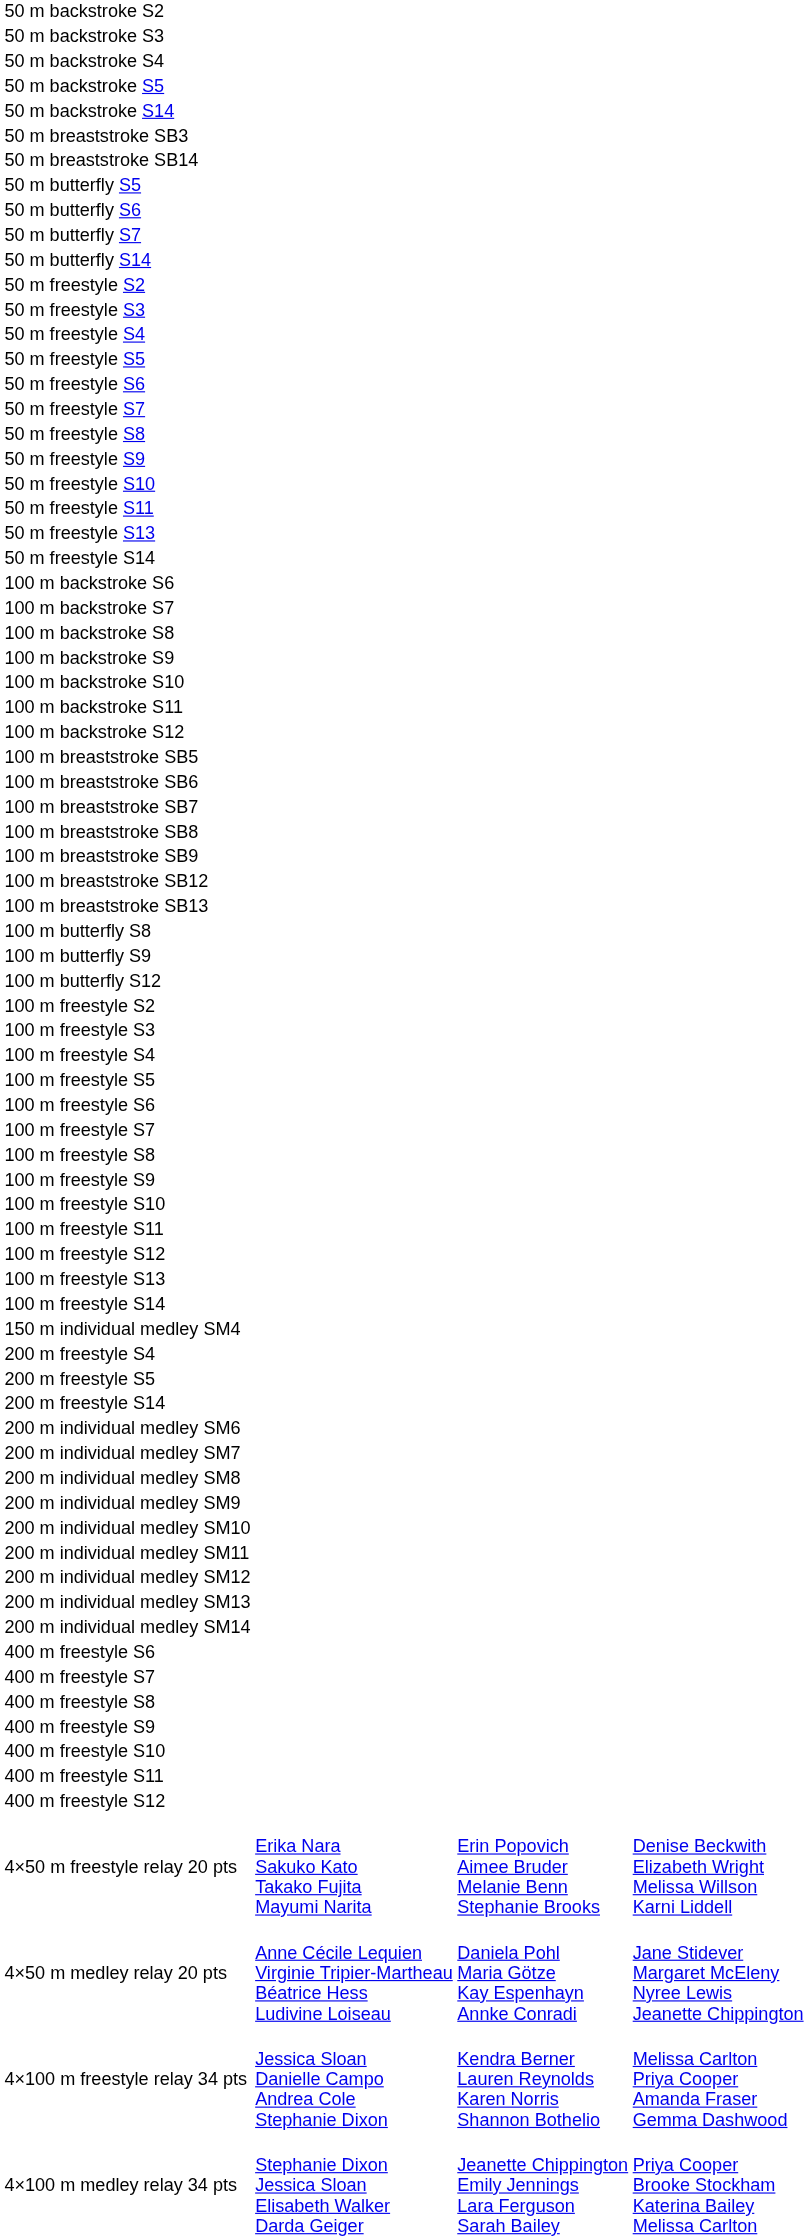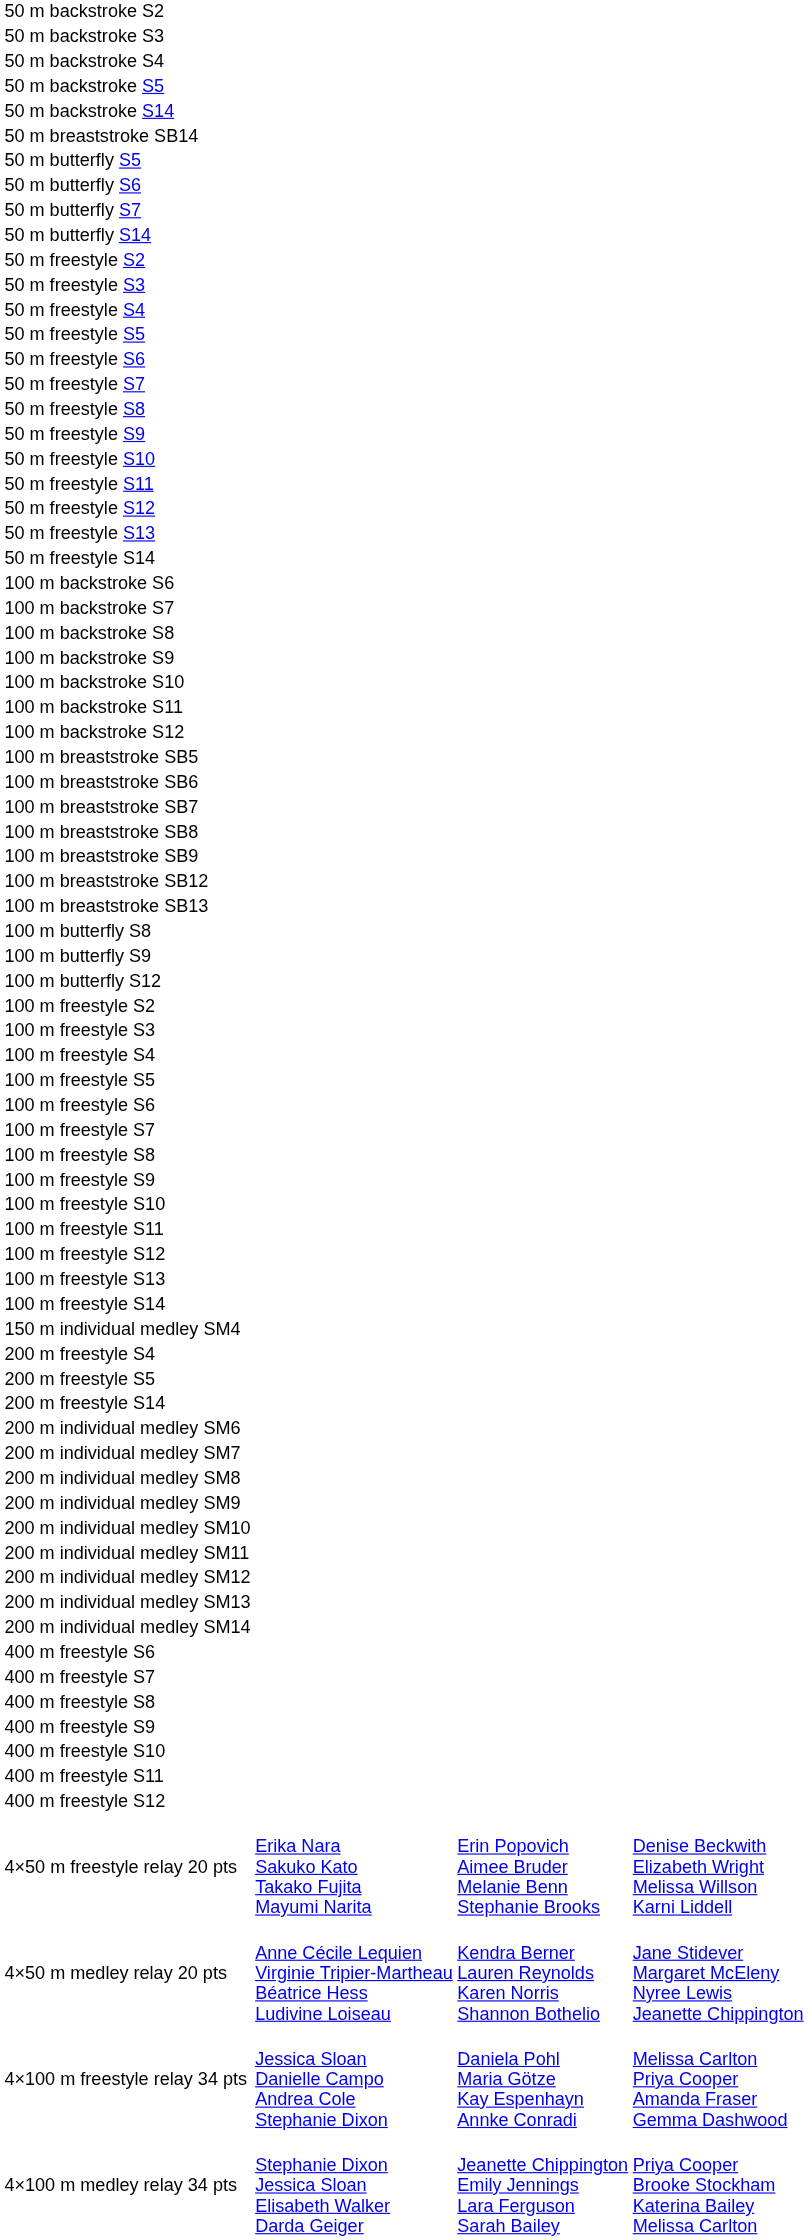- row: (96, 135)
+ row: (80, 508)
(521, 1983) Daniela Pohl Maria Götze Kay Espenhayn Annke Conradi -> (529, 1983) Kendra Berner Lauren Reynolds Karen Norris Shannon Bothelio
(529, 2089) Kendra Berner Lauren Reynolds Karen Norris Shannon Bothelio -> (521, 2089) Daniela Pohl Maria Götze Kay Espenhayn Annke Conradi
